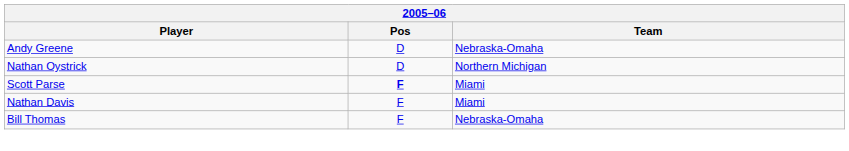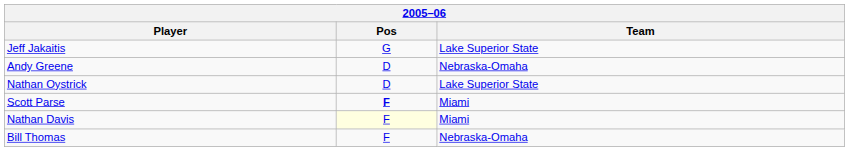+ row: (36, 48)
(501, 66) Northern Michigan -> (489, 84) Lake Superior State
(400, 102) no background -> (386, 119) lightyellow background
